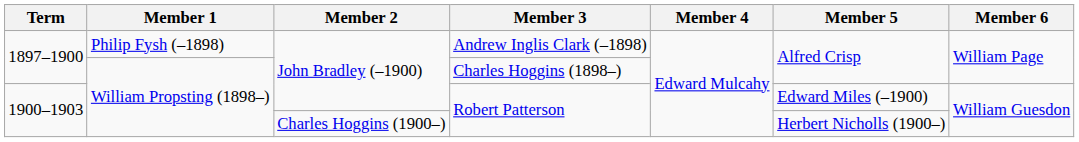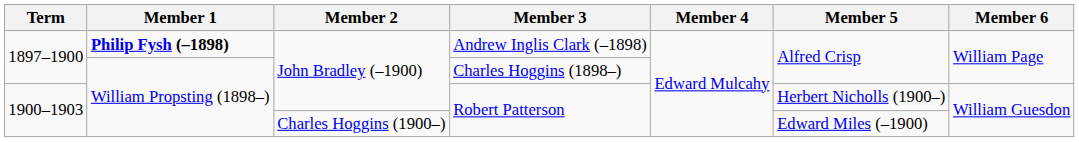(157, 44) normal -> (160, 44) bold
(853, 96) Edward Miles (–1900) -> (861, 96) Herbert Nicholls (1900–)
(861, 123) Herbert Nicholls (1900–) -> (853, 123) Edward Miles (–1900)
